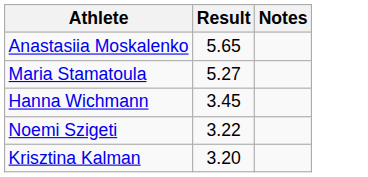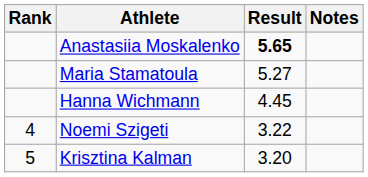+ column: (30, 18)
(224, 46) normal -> (275, 46) bold
(224, 102) 3.45 -> (275, 102) 4.45
